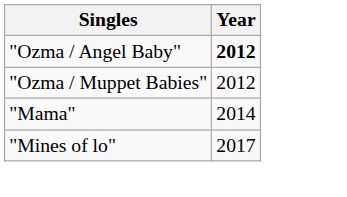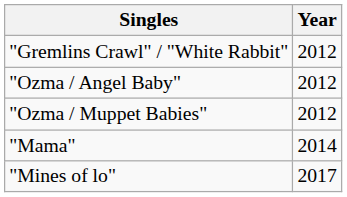+ row: (149, 51)
(236, 51) bold -> (317, 82) normal
